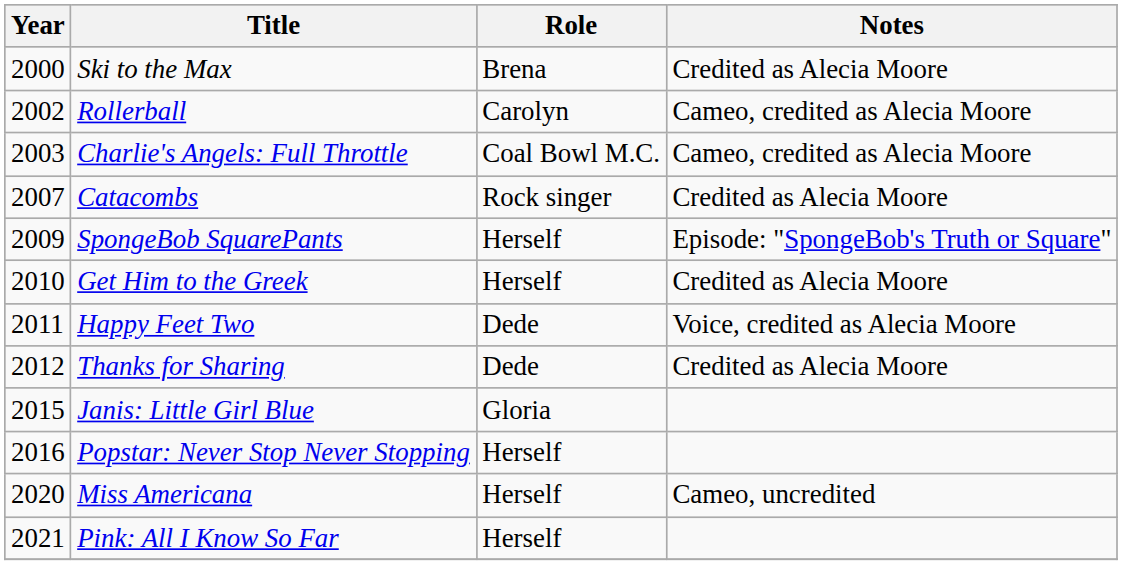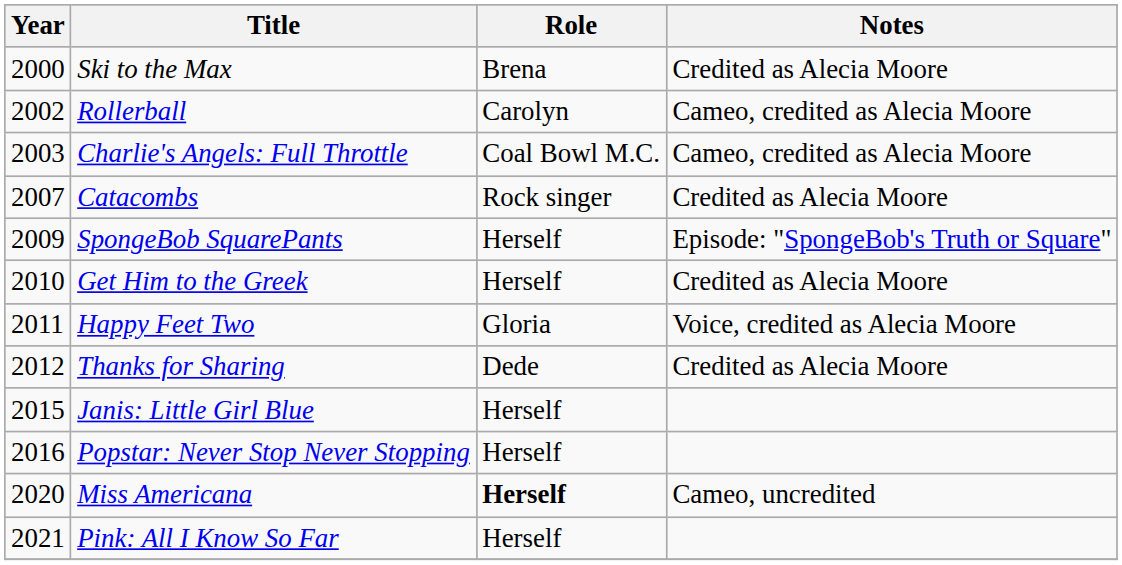(511, 324) Dede -> (517, 324) Gloria
(517, 409) Gloria -> (522, 409) Herself
(522, 494) normal -> (524, 494) bold
